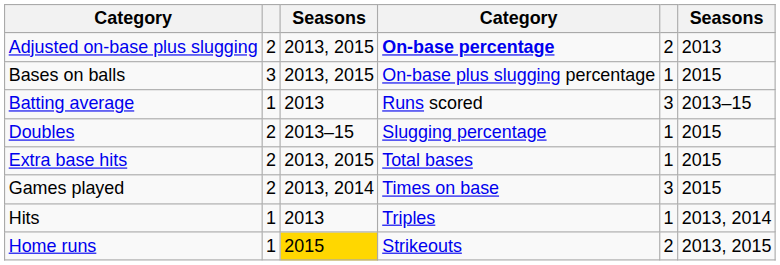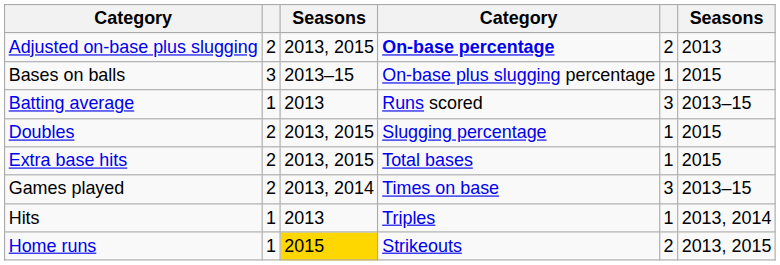(329, 75) 2013, 2015 -> (319, 75) 2013–15
(319, 132) 2013–15 -> (329, 132) 2013, 2015
(702, 189) 2015 -> (717, 189) 2013–15
